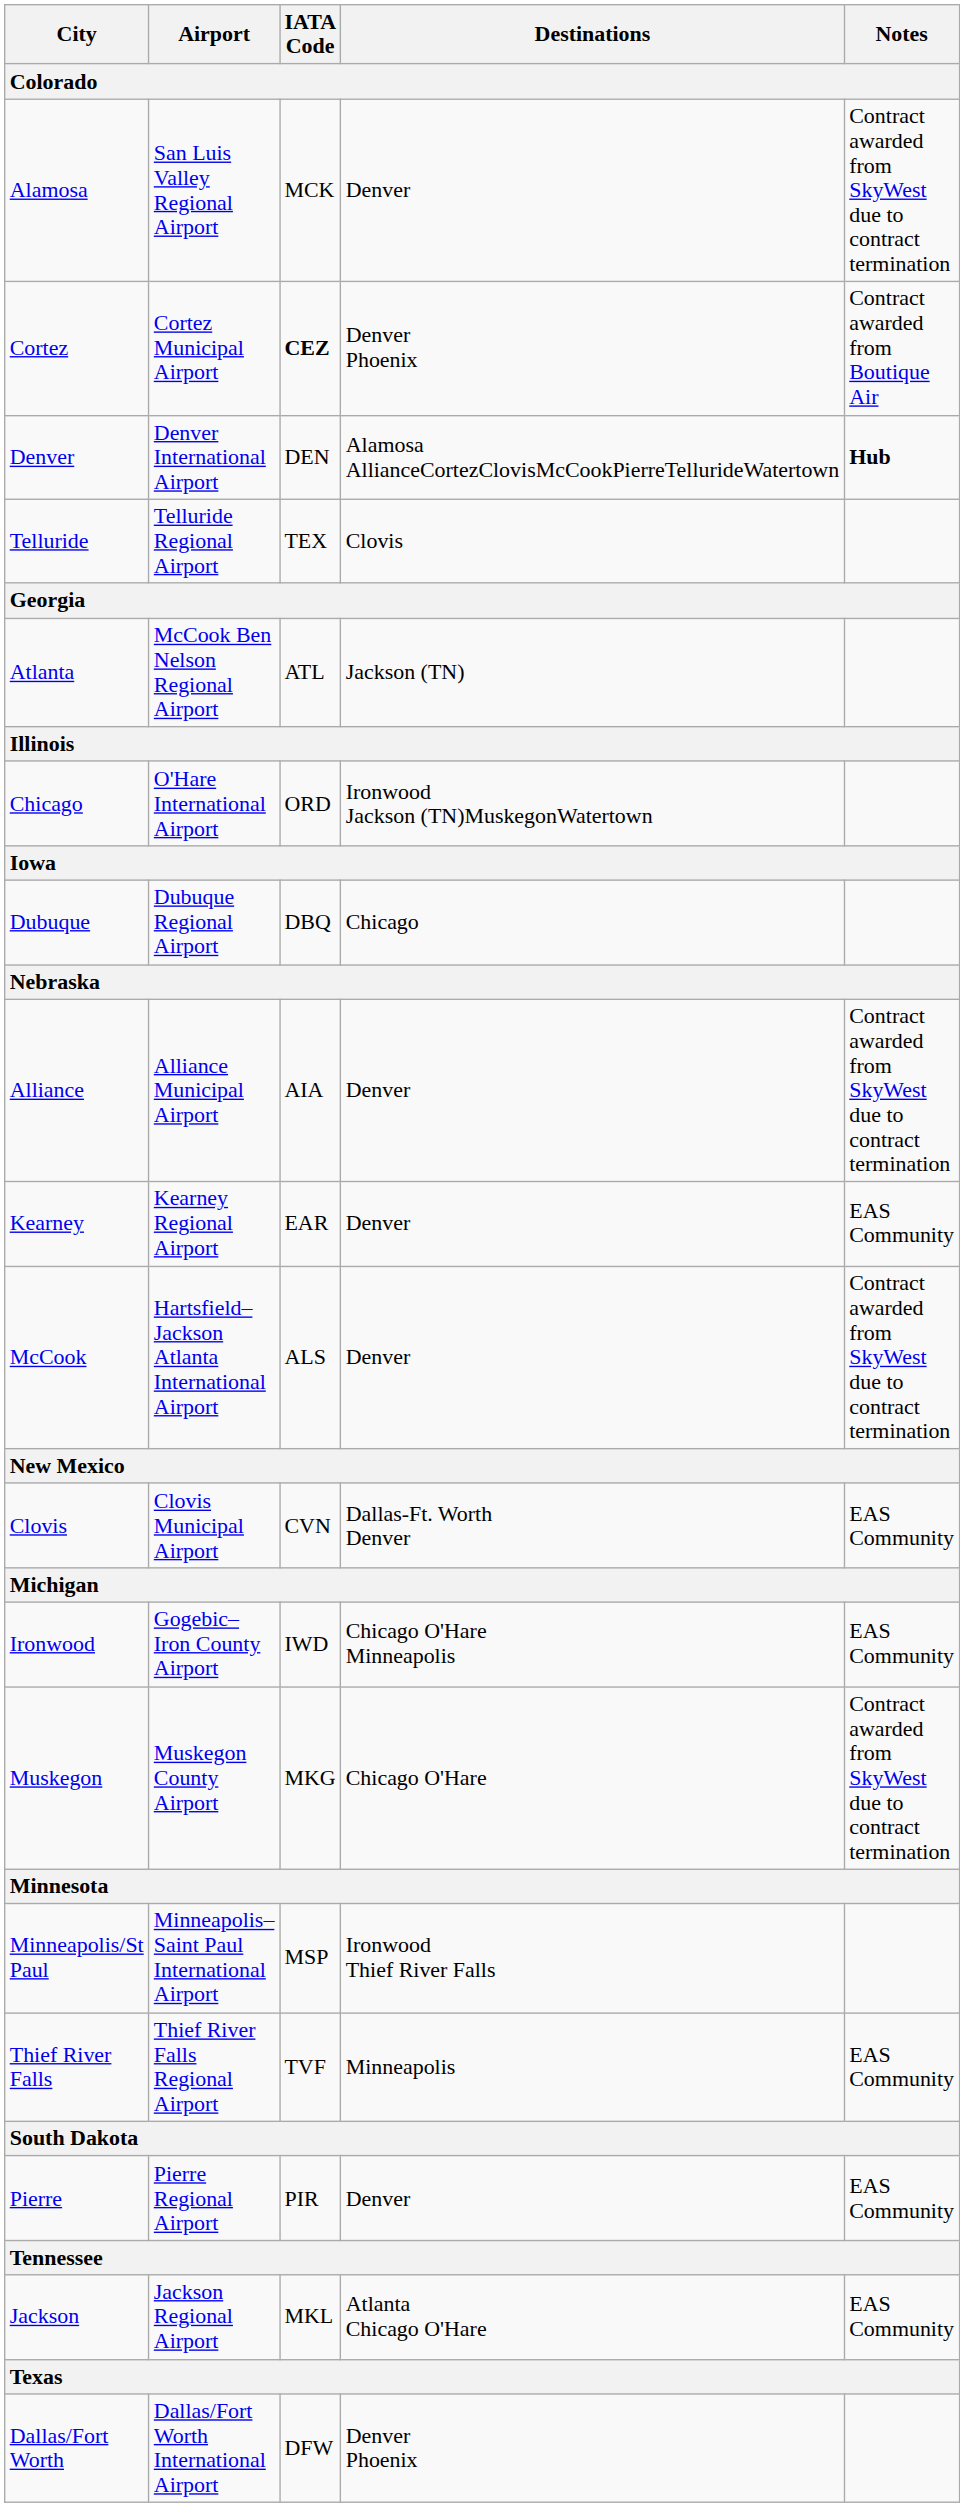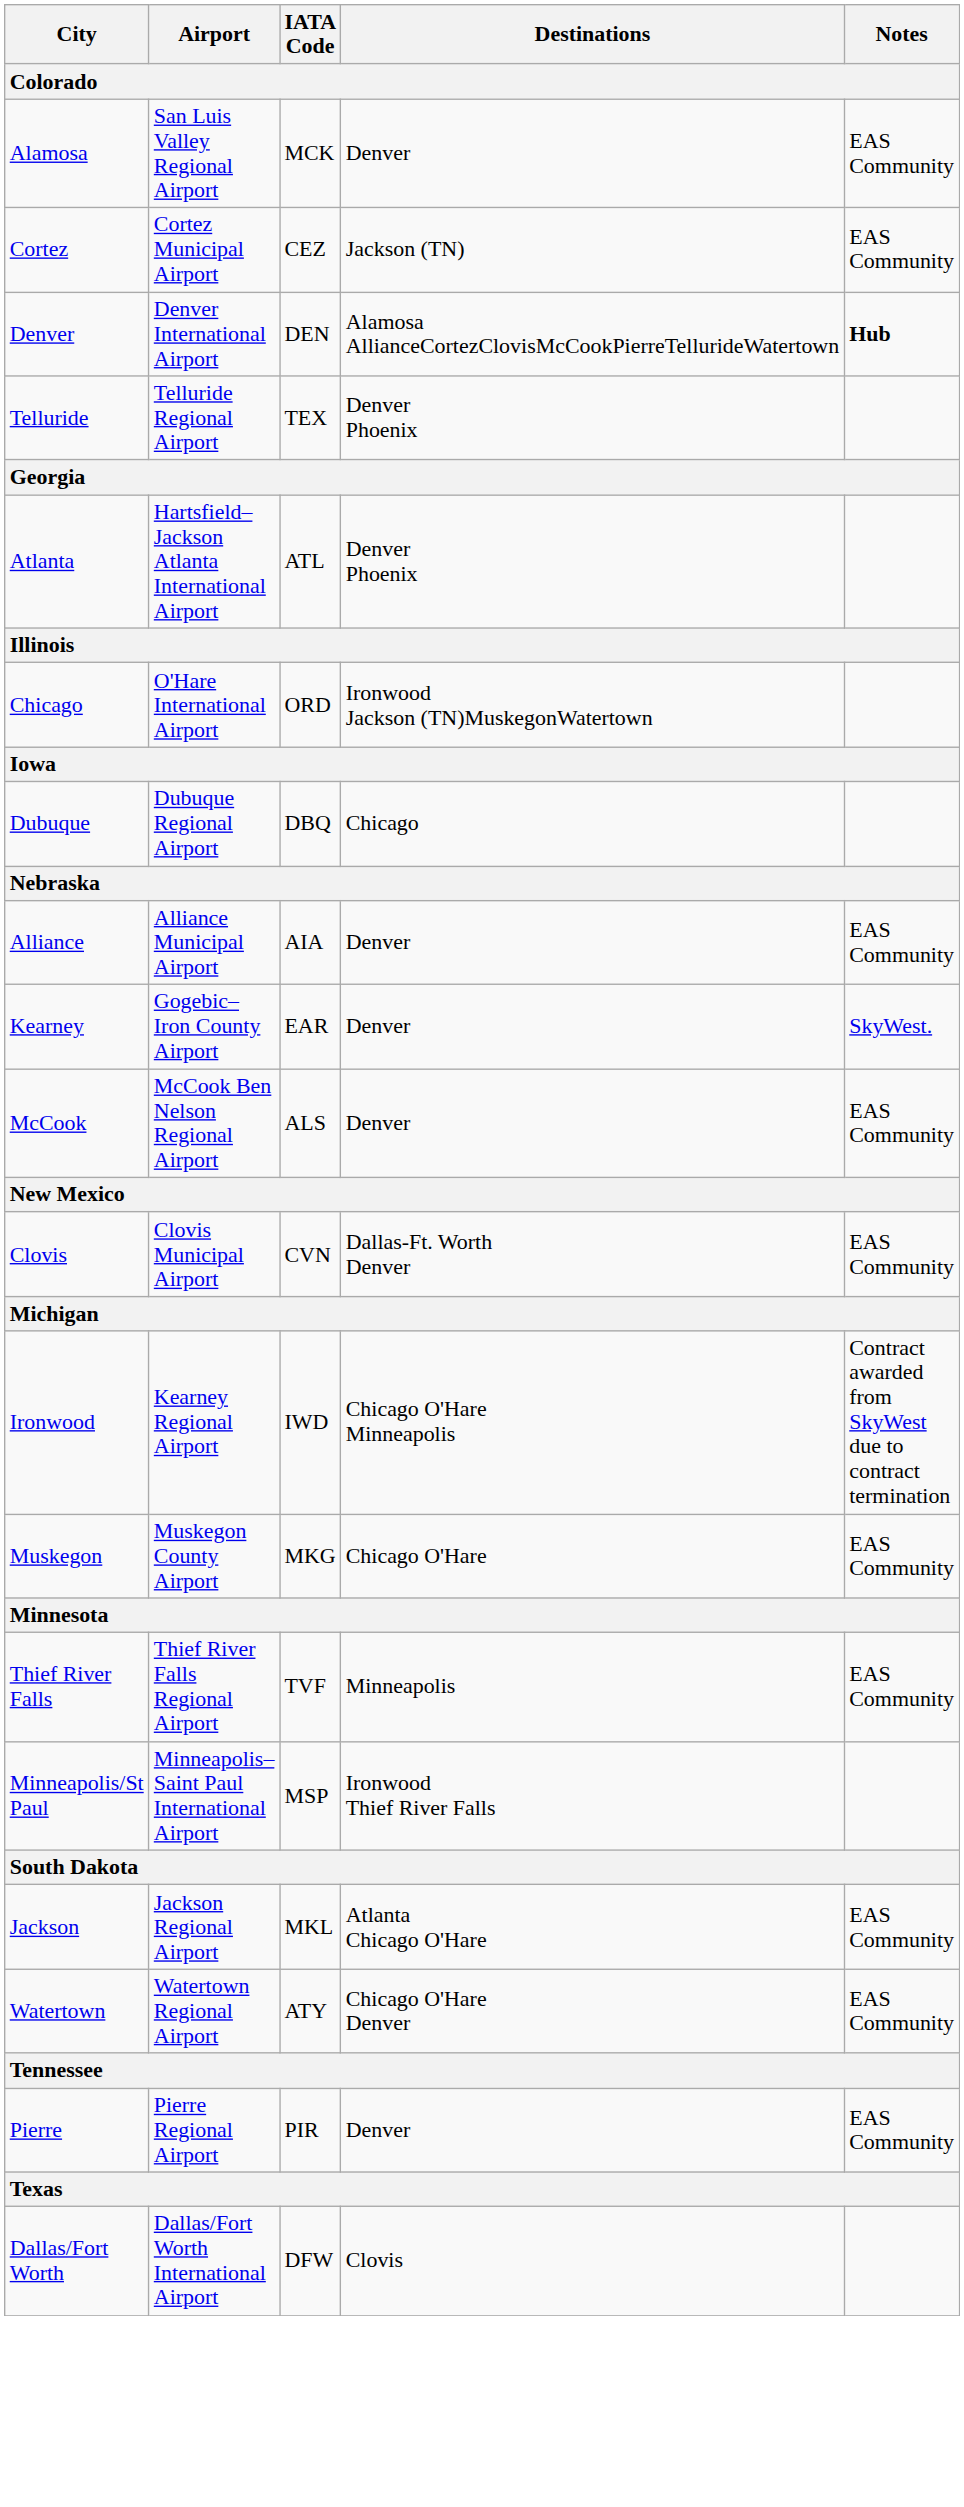(900, 190) Contract awarded from SkyWest due to contract termination -> (902, 153) EAS Community
(307, 348) bold -> (305, 249) normal
(382, 348) Denver Phoenix -> (405, 249) Jackson (TN)
(889, 348) Contract awarded from Boutique Air -> (902, 249) EAS Community
(374, 540) Clovis -> (382, 417) Denver Phoenix
(213, 672) McCook Ben Nelson Regional Airport -> (210, 561) Hartsfield–Jackson Atlanta International Airport
(405, 672) Jackson (TN) -> (382, 561) Denver Phoenix
(900, 1090) Contract awarded from SkyWest due to contract termination -> (902, 942) EAS Community
(193, 1223) Kearney Regional Airport -> (207, 1026) Gogebic–Iron County Airport
(902, 1223) EAS Community -> (891, 1026) SkyWest.
(210, 1357) Hartsfield–Jackson Atlanta International Airport -> (213, 1122) McCook Ben Nelson Regional Airport
(900, 1357) Contract awarded from SkyWest due to contract termination -> (902, 1122) EAS Community
(207, 1644) Gogebic–Iron County Airport -> (193, 1422) Kearney Regional Airport
(902, 1644) EAS Community -> (900, 1422) Contract awarded from SkyWest due to contract termination
(900, 1777) Contract awarded from SkyWest due to contract termination -> (902, 1555) EAS Community
rows swapped: (77, 1958) <-> (61, 2066)
rows swapped: (36, 2197) <-> (44, 2316)
+ row: (58, 2010)
(382, 2447) Denver Phoenix -> (374, 2260) Clovis
